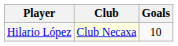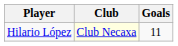(156, 31) 10 -> (156, 31) 11
